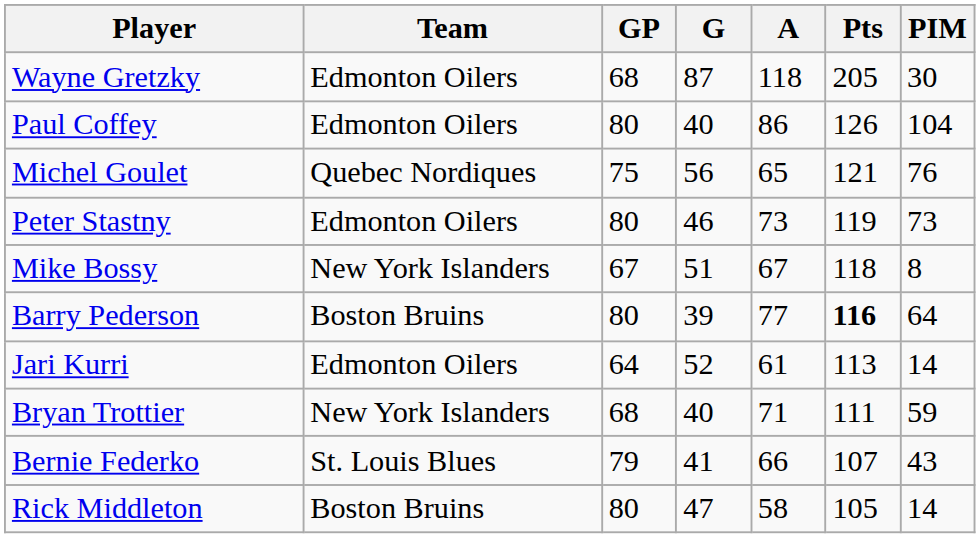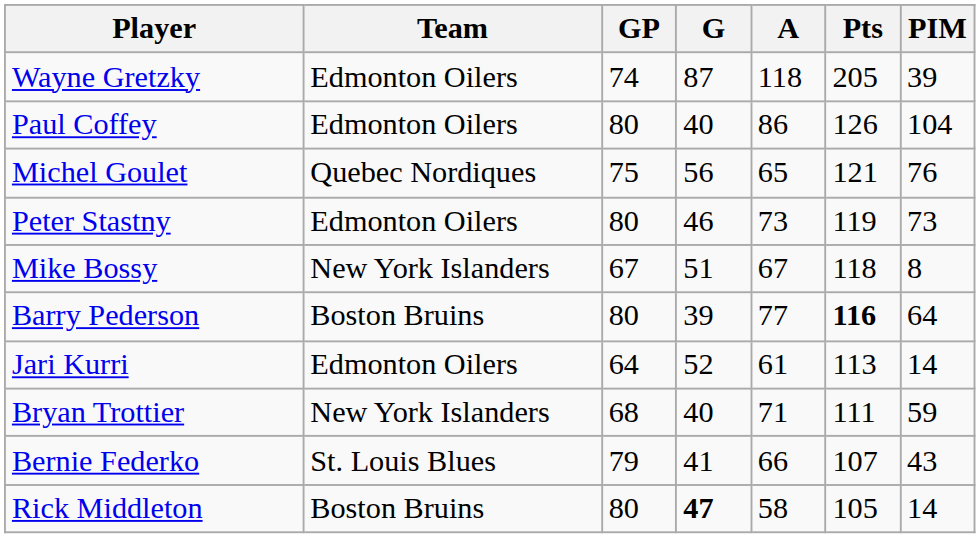(624, 76) 68 -> (624, 76) 74
(922, 76) 30 -> (922, 76) 39
(698, 508) normal -> (698, 508) bold
